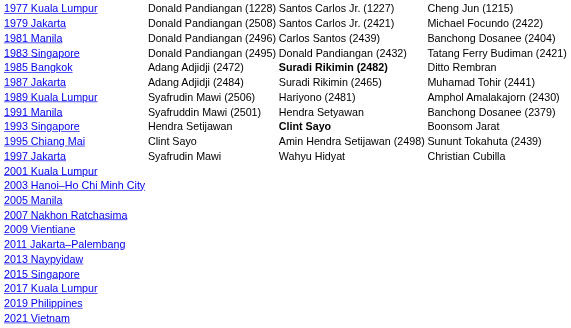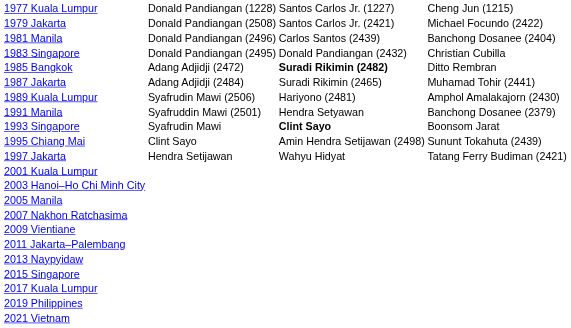(497, 53) Tatang Ferry Budiman (2421) -> (466, 53) Christian Cubilla
(190, 127) Hendra Setijawan -> (185, 127) Syafrudin Mawi
(185, 156) Syafrudin Mawi -> (190, 156) Hendra Setijawan
(466, 156) Christian Cubilla -> (497, 156) Tatang Ferry Budiman (2421)
